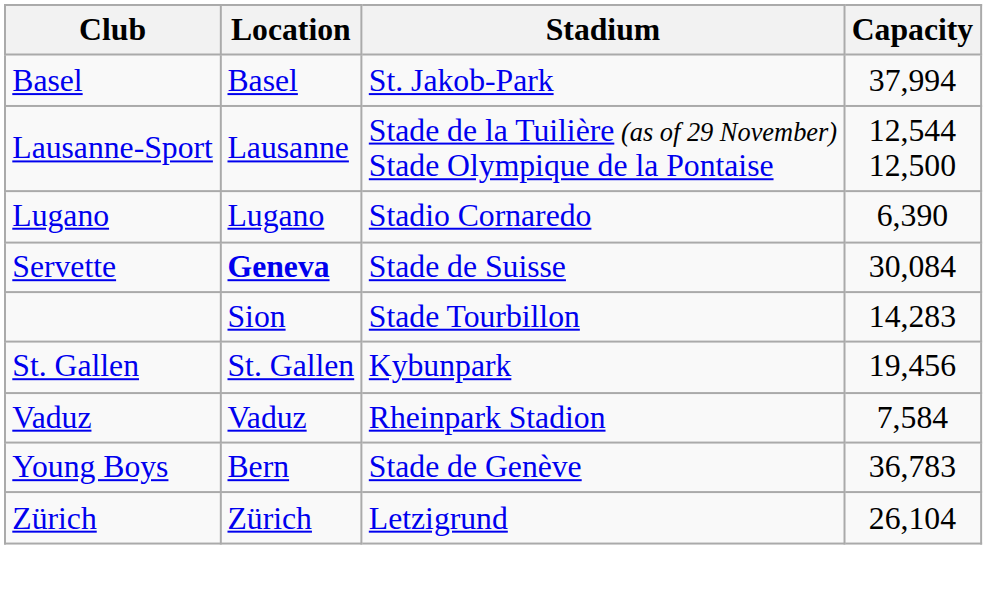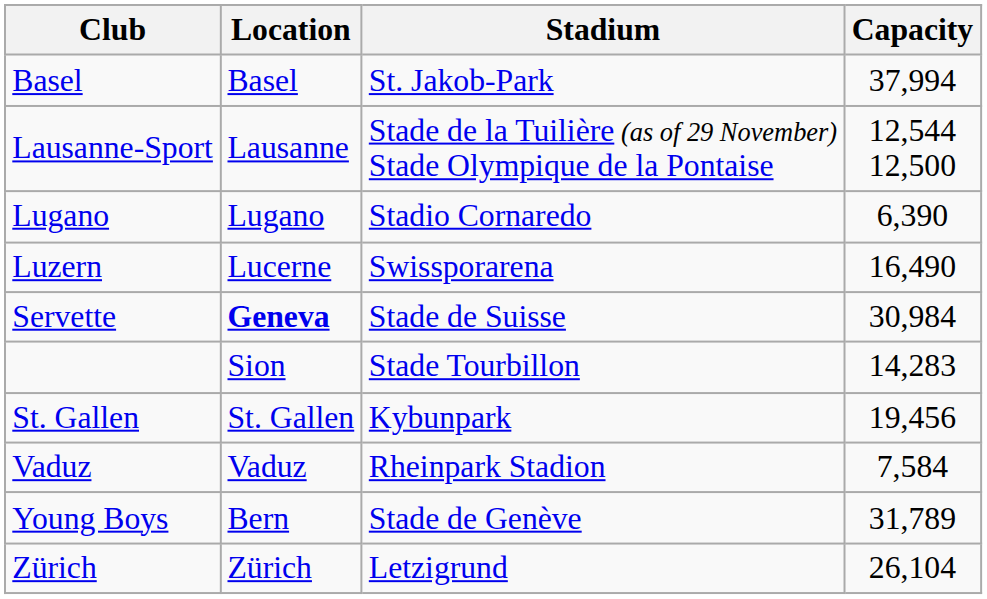+ row: (57, 266)
(912, 266) 30,084 -> (912, 316) 30,984
(912, 467) 36,783 -> (912, 517) 31,789
